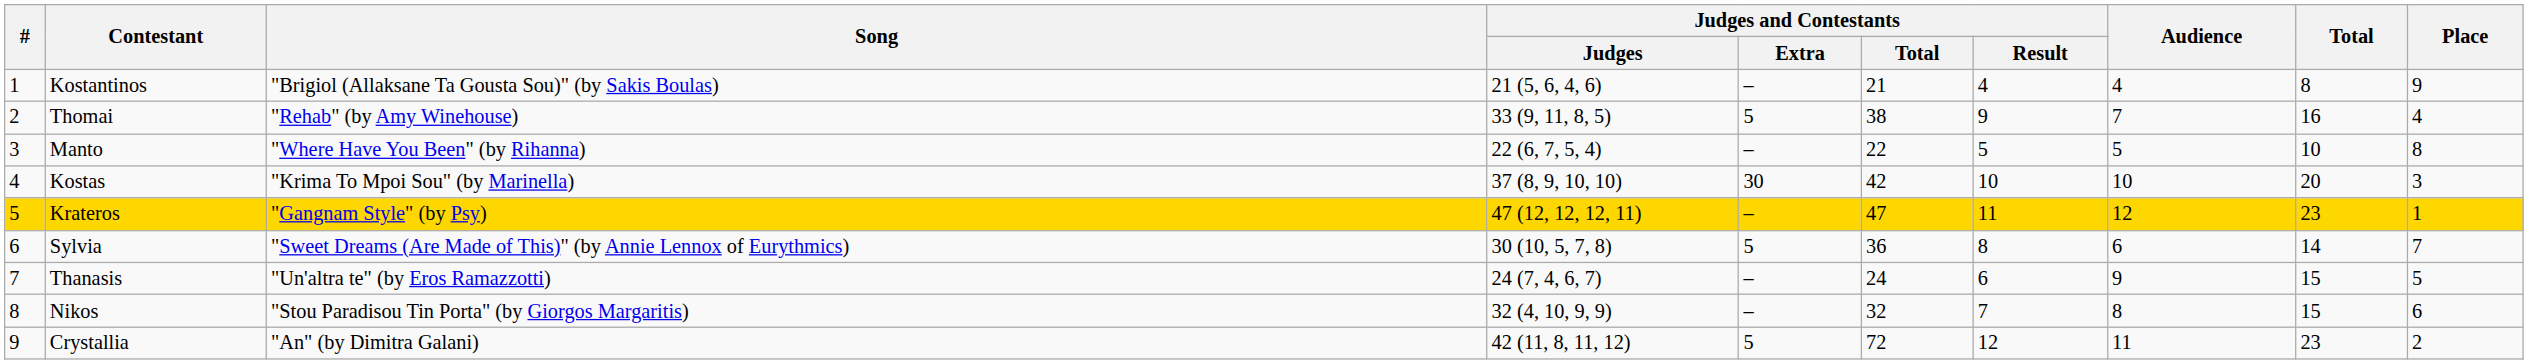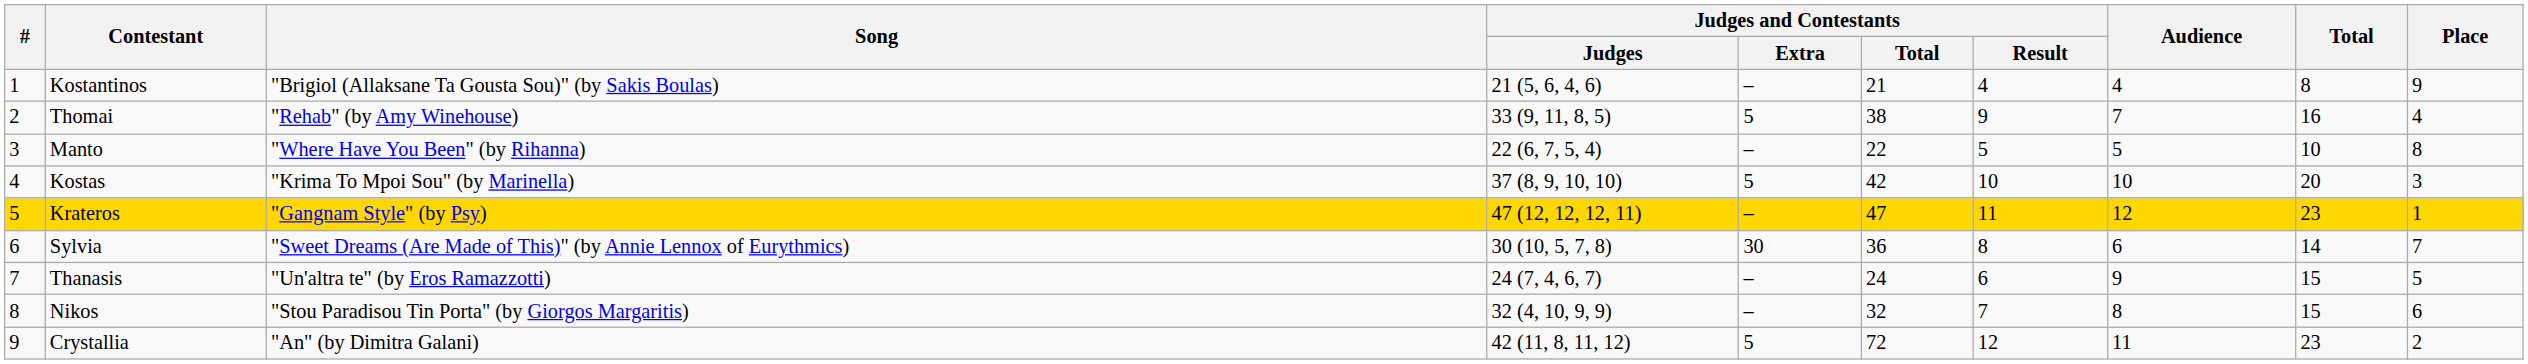(1754, 181) 30 -> (1748, 181) 5
(1748, 246) 5 -> (1754, 246) 30
